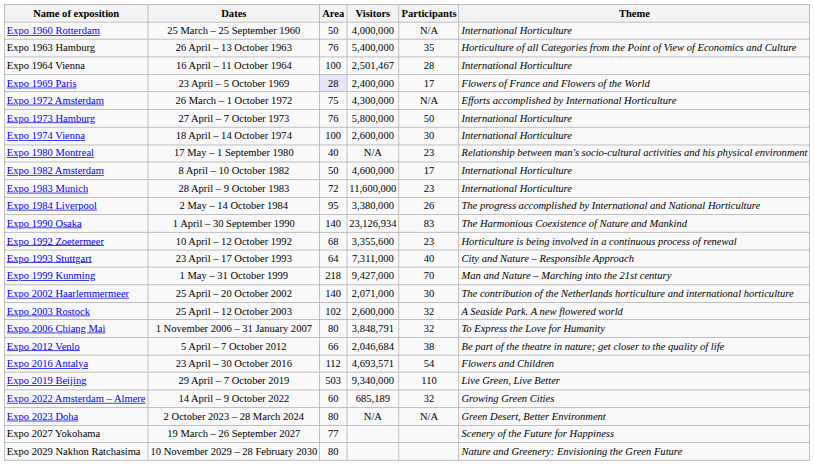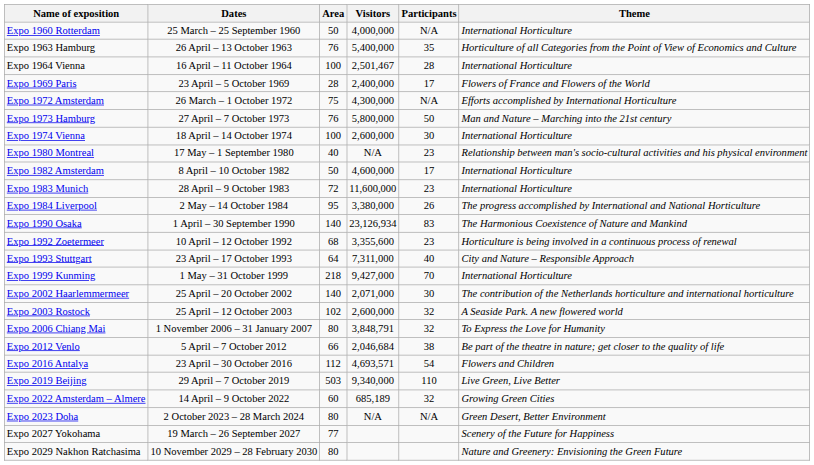(333, 83) lavender background -> (333, 83) no background
(517, 118) International Horticulture -> (566, 118) Man and Nature – Marching into the 21st century
(566, 276) Man and Nature – Marching into the 21st century -> (517, 276) International Horticulture
